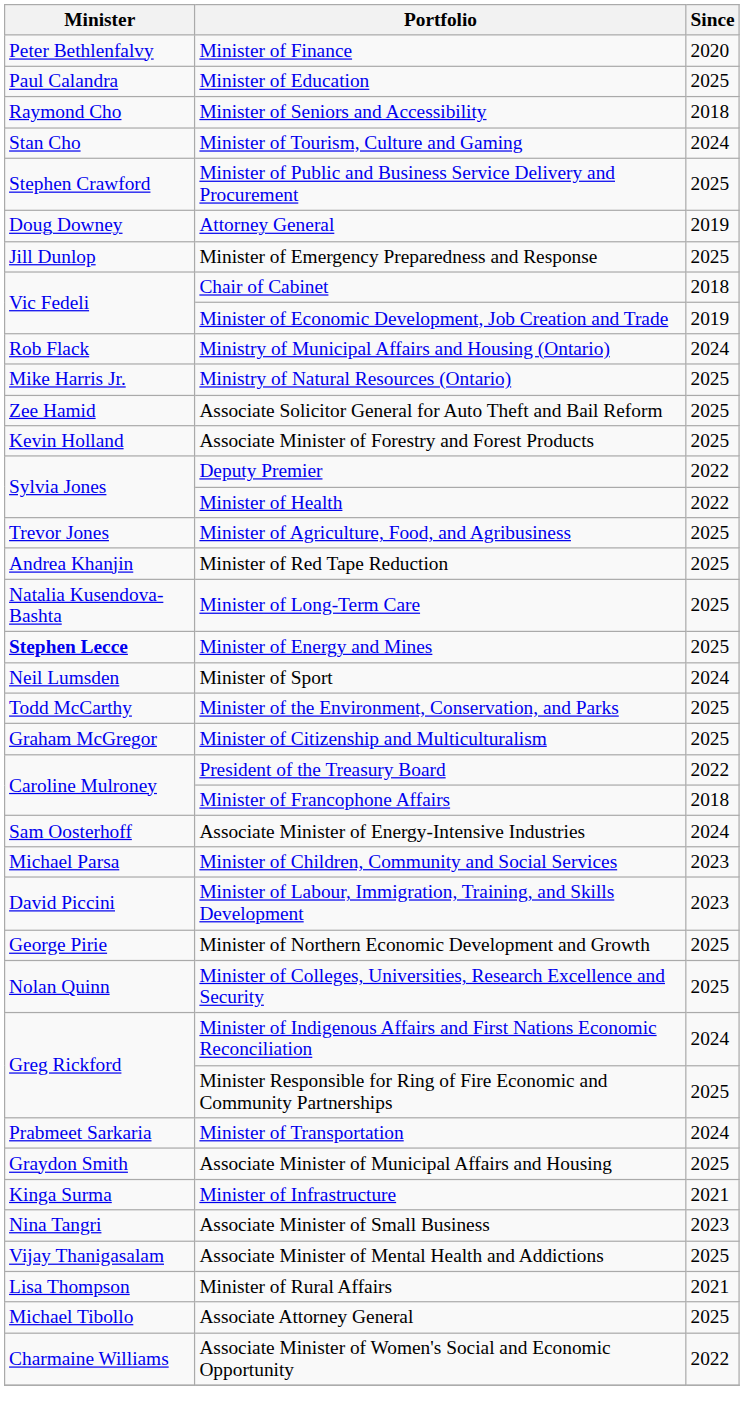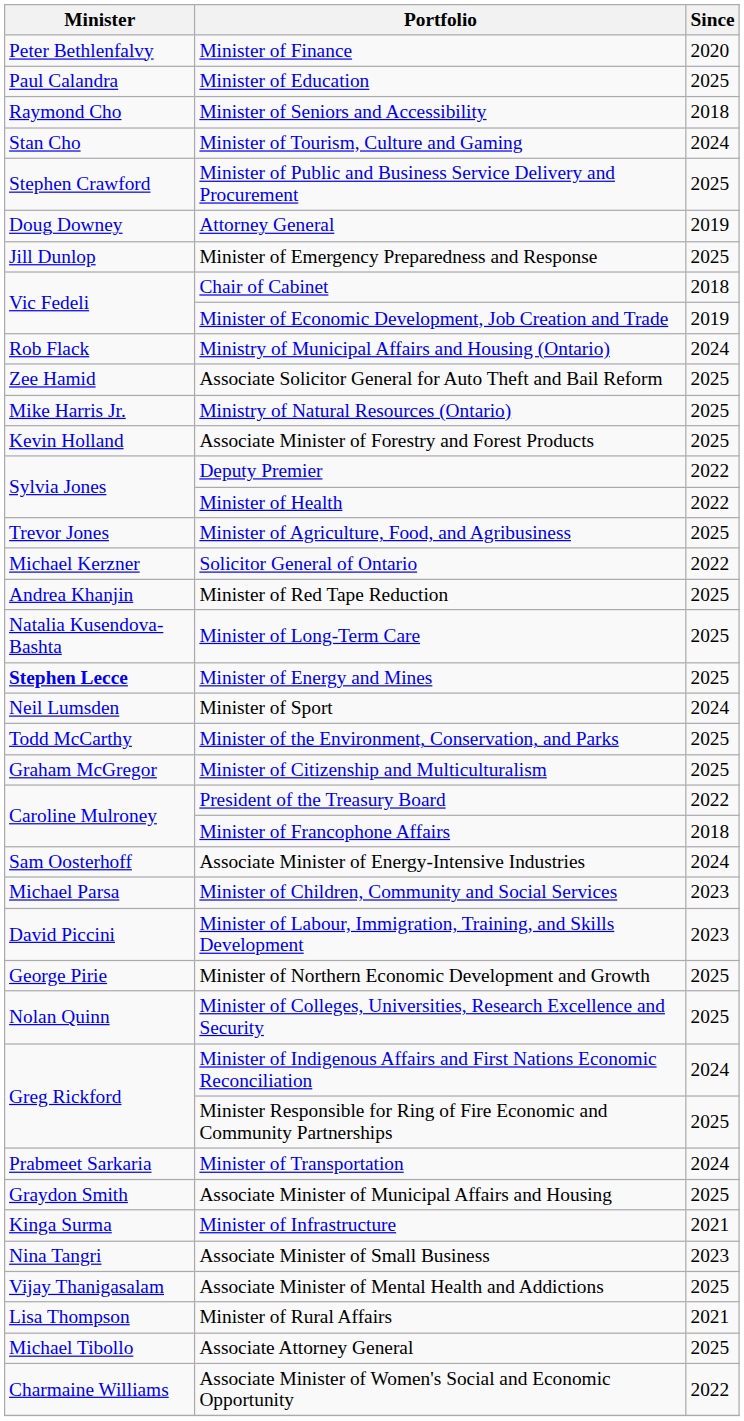rows swapped: (431, 410) <-> (355, 379)
+ row: (308, 563)
